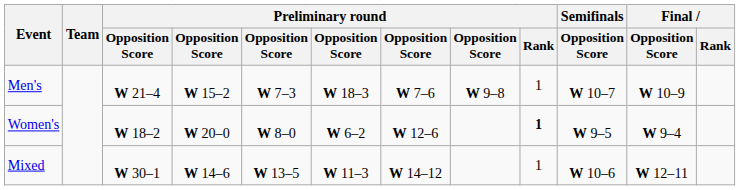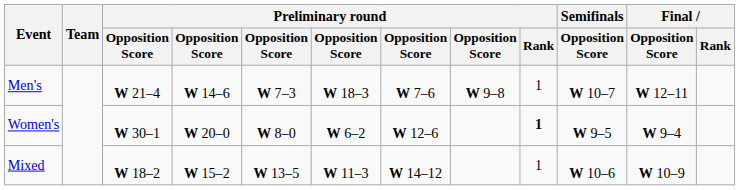(207, 94) W 15–2 -> (207, 94) W 14–6
(662, 94) W 10–9 -> (662, 94) W 12–11
(137, 134) W 18–2 -> (137, 134) W 30–1
(137, 174) W 30–1 -> (137, 174) W 18–2
(207, 174) W 14–6 -> (207, 174) W 15–2
(662, 174) W 12–11 -> (662, 174) W 10–9
